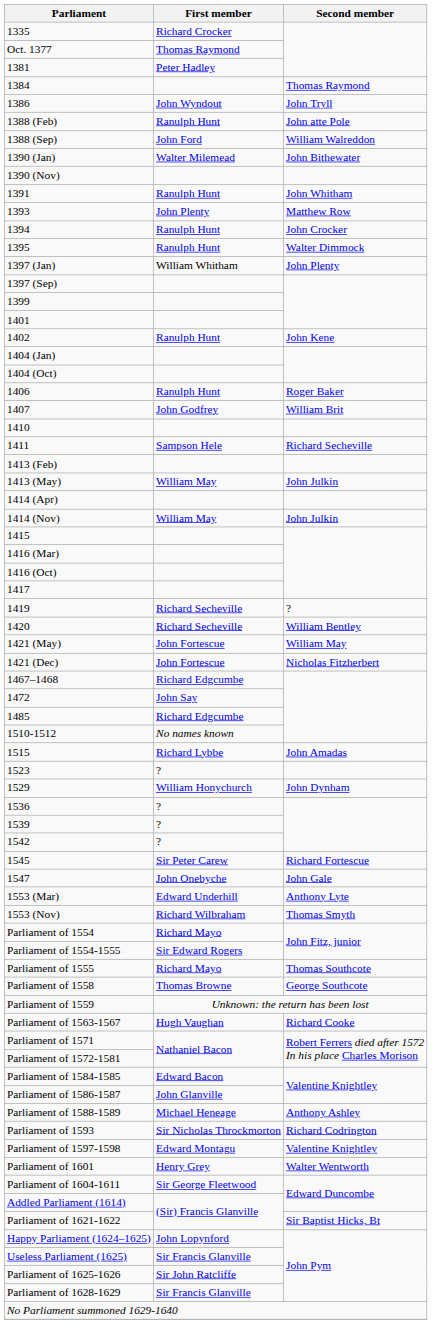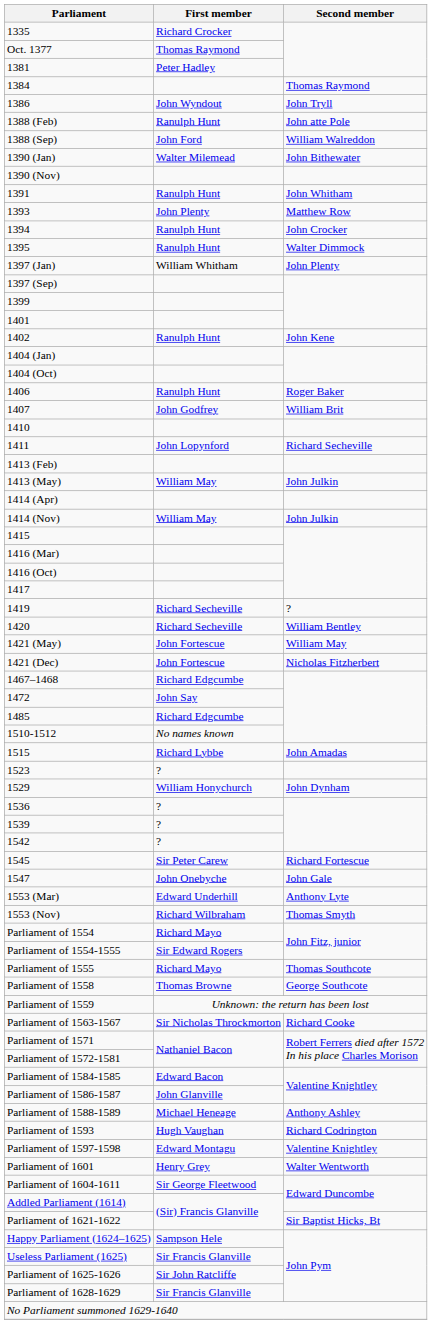(189, 445) Sampson Hele -> (193, 445) John Lopynford
(190, 1022) Hugh Vaughan -> (218, 1022) Sir Nicholas Throckmorton
(218, 1130) Sir Nicholas Throckmorton -> (190, 1130) Hugh Vaughan
(193, 1238) John Lopynford -> (189, 1238) Sampson Hele
